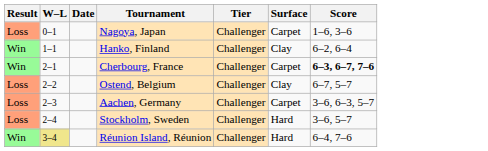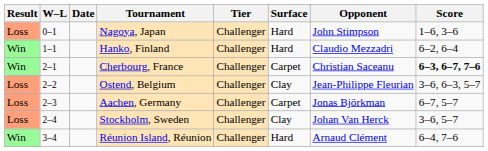+ column: (363, 13)
(286, 31) Carpet -> (282, 31) Hard
(281, 48) Clay -> (282, 48) Hard
(332, 84) 6–7, 5–7 -> (450, 84) 3–6, 6–3, 5–7
(343, 102) 3–6, 6–3, 5–7 -> (438, 102) 6–7, 5–7
(282, 119) Hard -> (281, 119) Clay
(50, 138) khaki background -> (50, 138) no background
